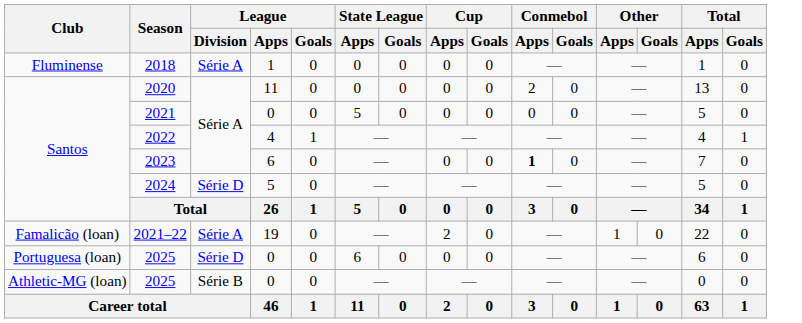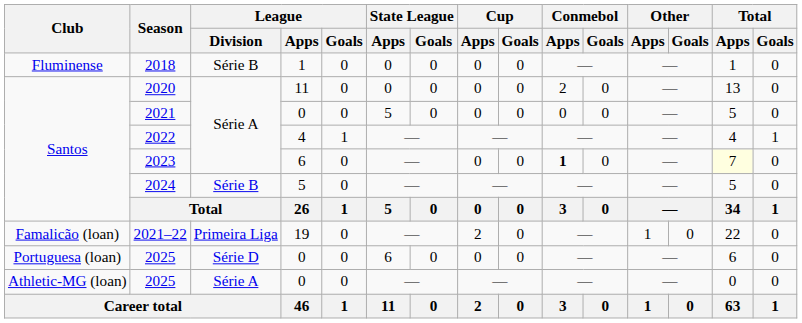(220, 64) Série A -> (236, 64) Série B
(702, 161) no background -> (733, 161) lightyellow background
(220, 185) Série D -> (236, 185) Série B
(220, 233) Série A -> (236, 233) Primeira Liga
(220, 281) Série B -> (236, 281) Série A
